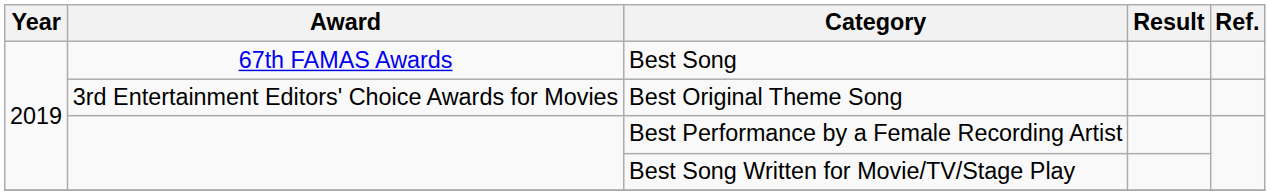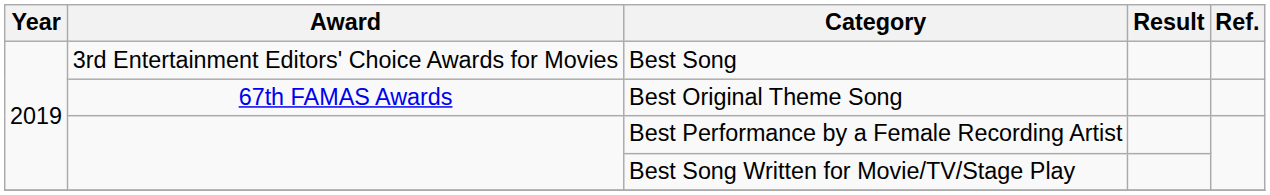(346, 60) 67th FAMAS Awards -> (346, 60) 3rd Entertainment Editors' Choice Awards for Movies
(346, 97) 3rd Entertainment Editors' Choice Awards for Movies -> (346, 97) 67th FAMAS Awards
